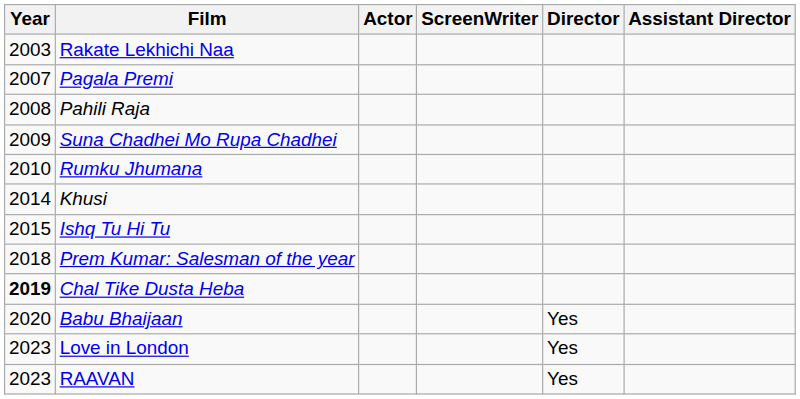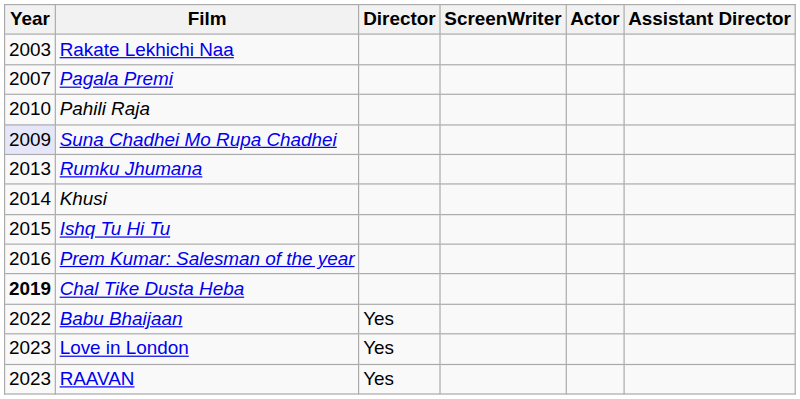columns swapped: (583, 19) <-> (388, 19)
(30, 109) 2008 -> (30, 109) 2010
(30, 139) no background -> (30, 139) lavender background
(30, 169) 2010 -> (30, 169) 2013
(30, 259) 2018 -> (30, 259) 2016
(30, 318) 2020 -> (30, 318) 2022
